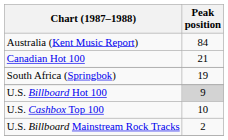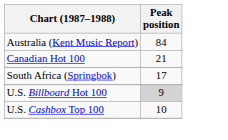(203, 76) 19 -> (161, 76) 17
- row: (93, 127)
